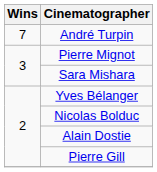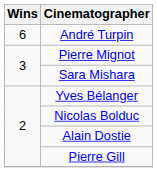(23, 34) 7 -> (23, 34) 6
